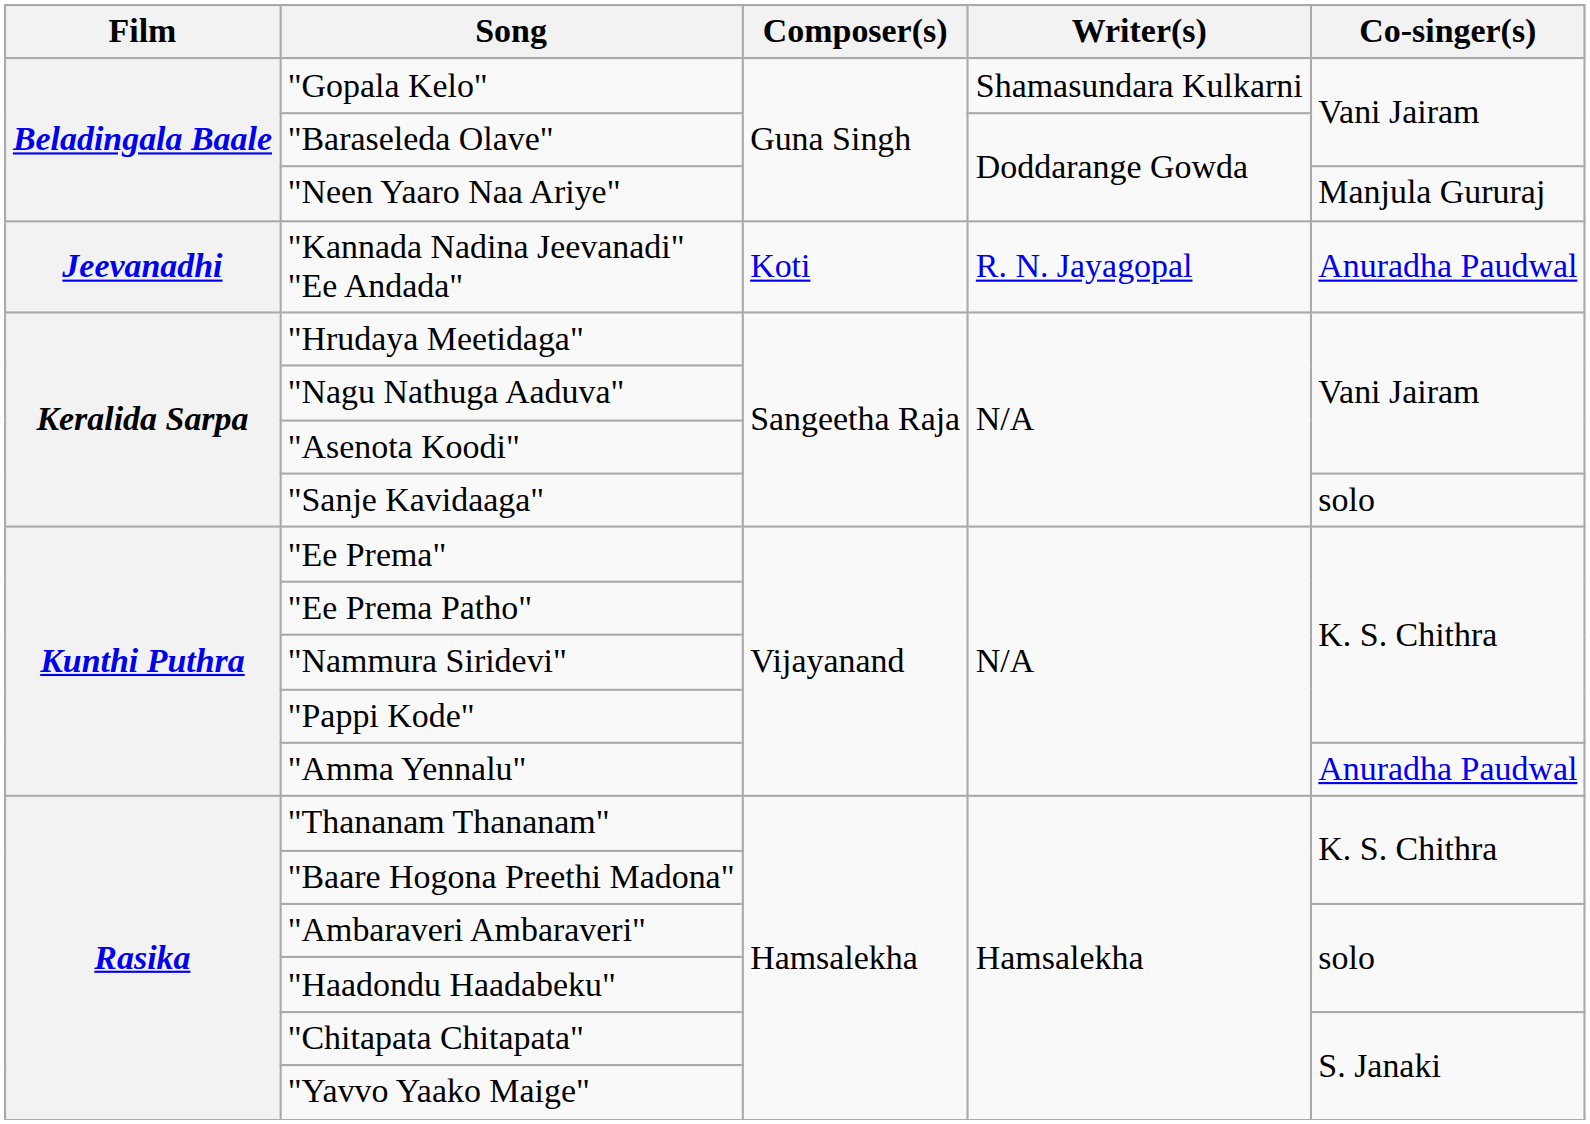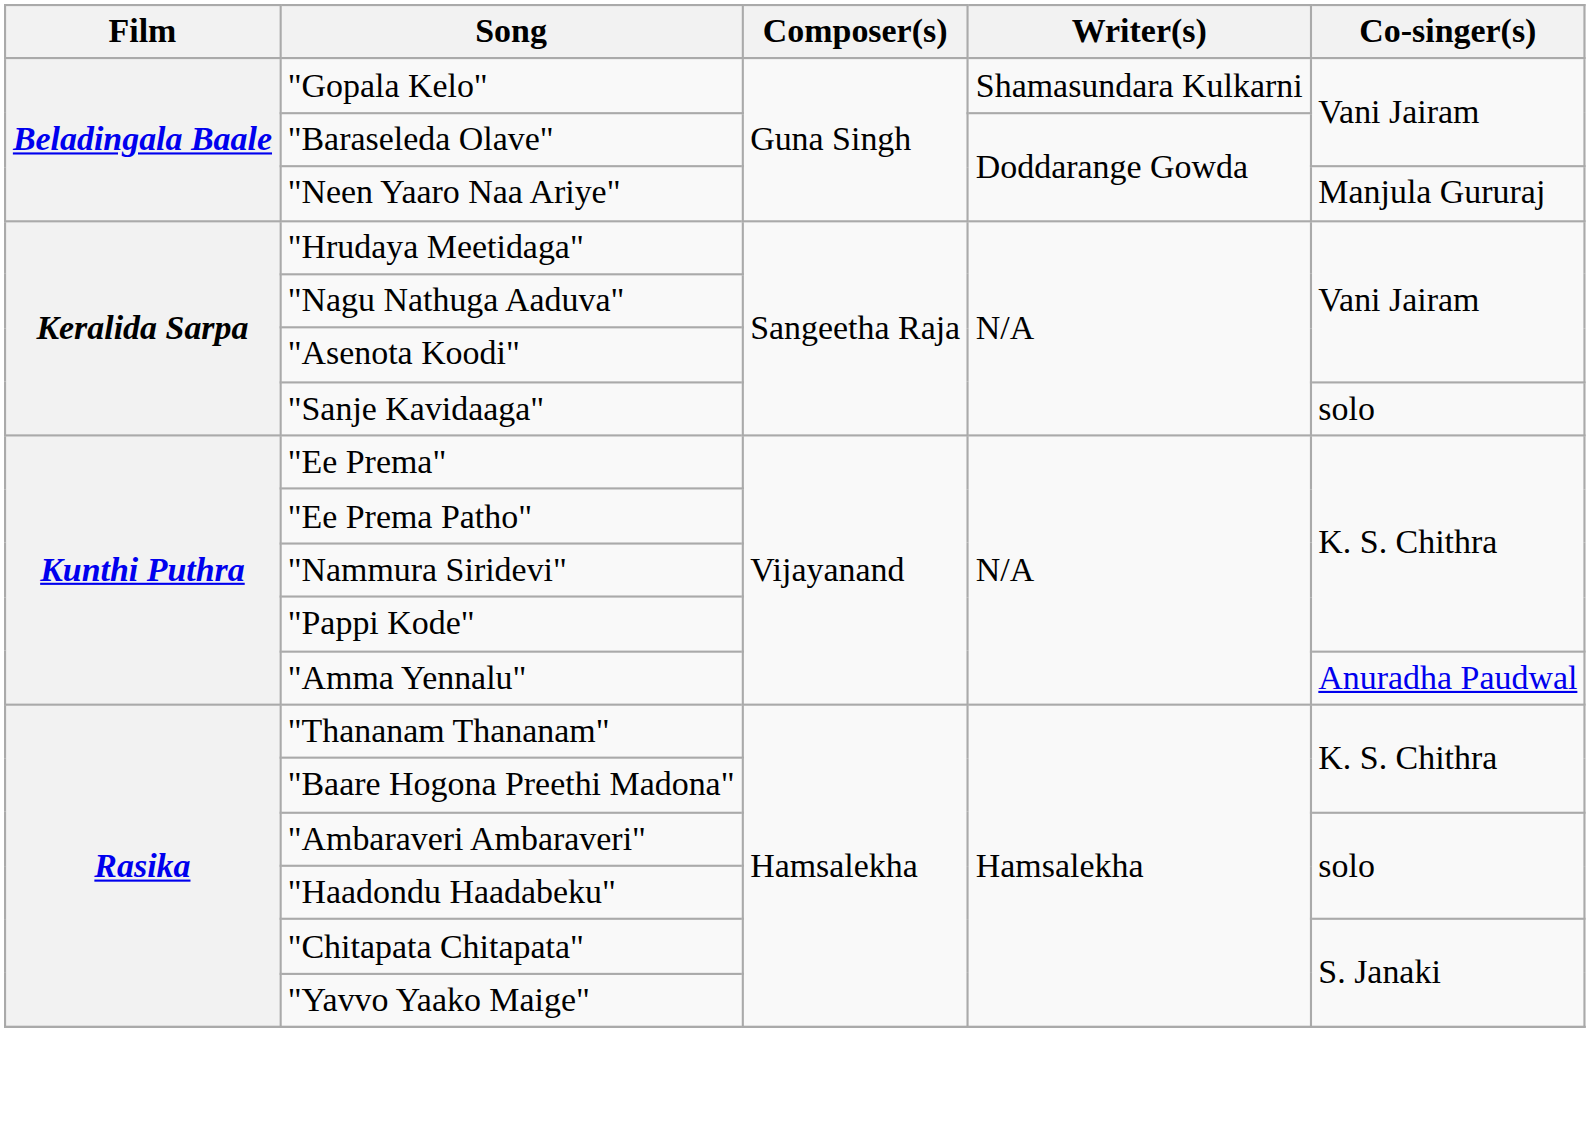- row: (486, 265)
